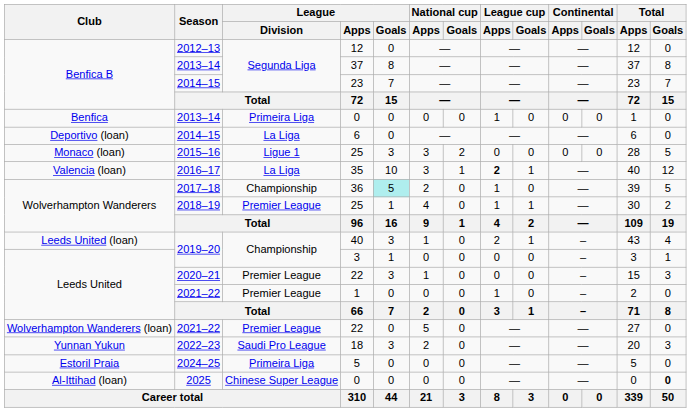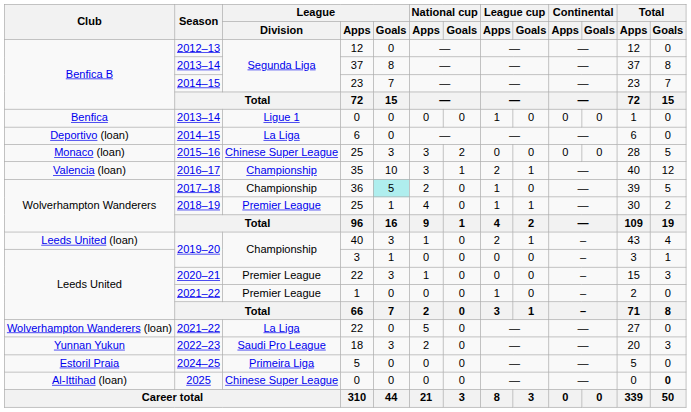(282, 118) Primeira Liga -> (282, 118) Ligue 1
(282, 153) Ligue 1 -> (282, 153) Chinese Super League
(282, 170) La Liga -> (282, 170) Championship
(497, 170) bold -> (497, 170) normal
(282, 328) Premier League -> (282, 328) La Liga
